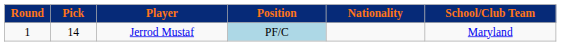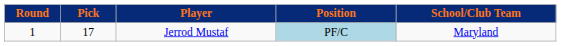- column: (375, 13)
(73, 31) 14 -> (88, 31) 17
